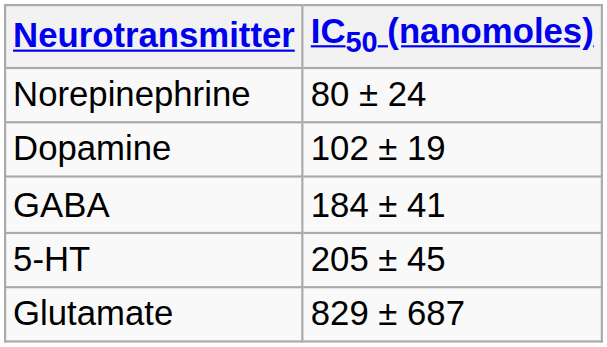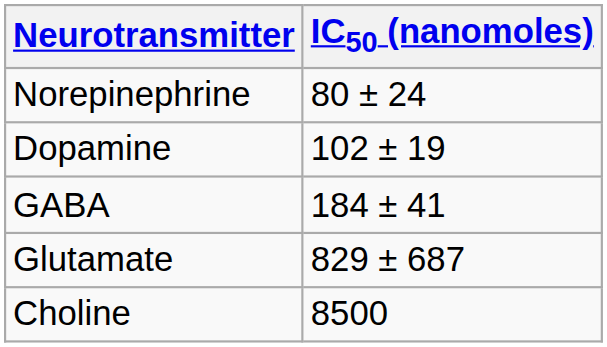- row: (52, 259)
+ row: (72, 314)
